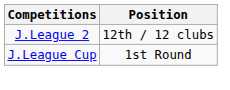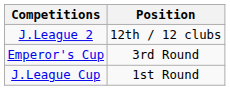+ row: (56, 55)
